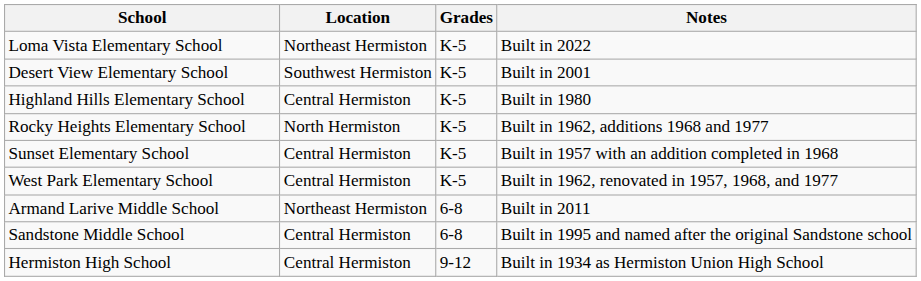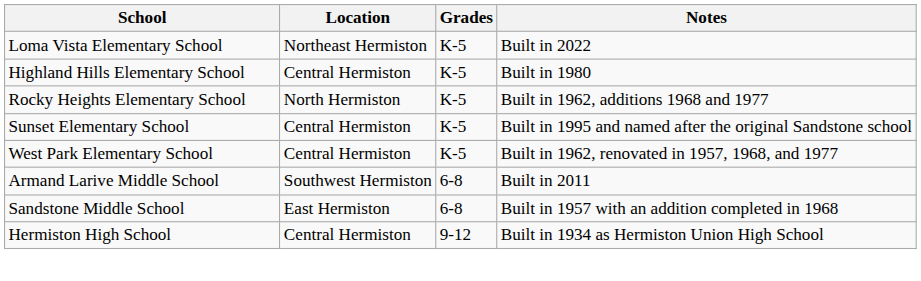- row: (118, 72)
(670, 153) Built in 1957 with an addition completed in 1968 -> (706, 126) Built in 1995 and named after the original Sandstone school
(355, 208) Northeast Hermiston -> (358, 180) Southwest Hermiston
(347, 235) Central Hermiston -> (337, 208) East Hermiston
(706, 235) Built in 1995 and named after the original Sandstone school -> (670, 208) Built in 1957 with an addition completed in 1968
